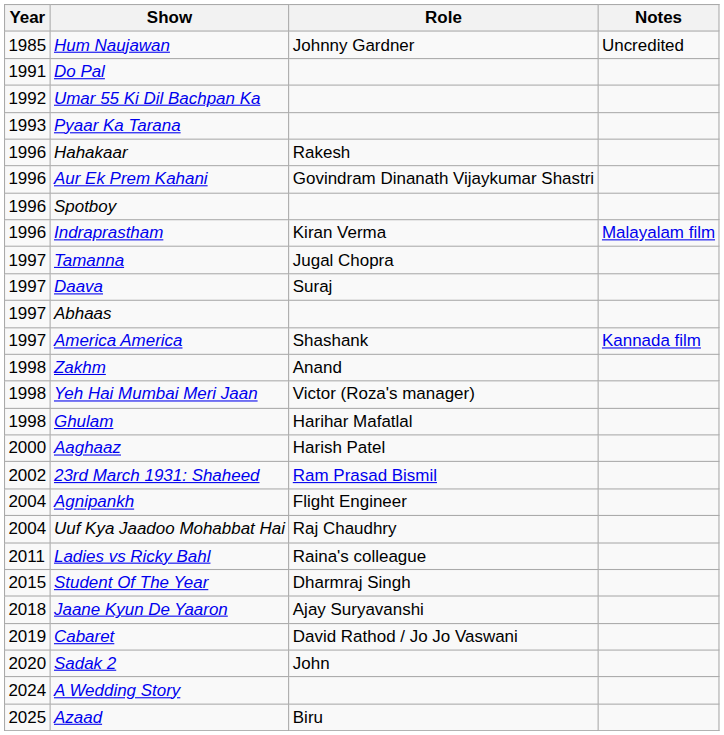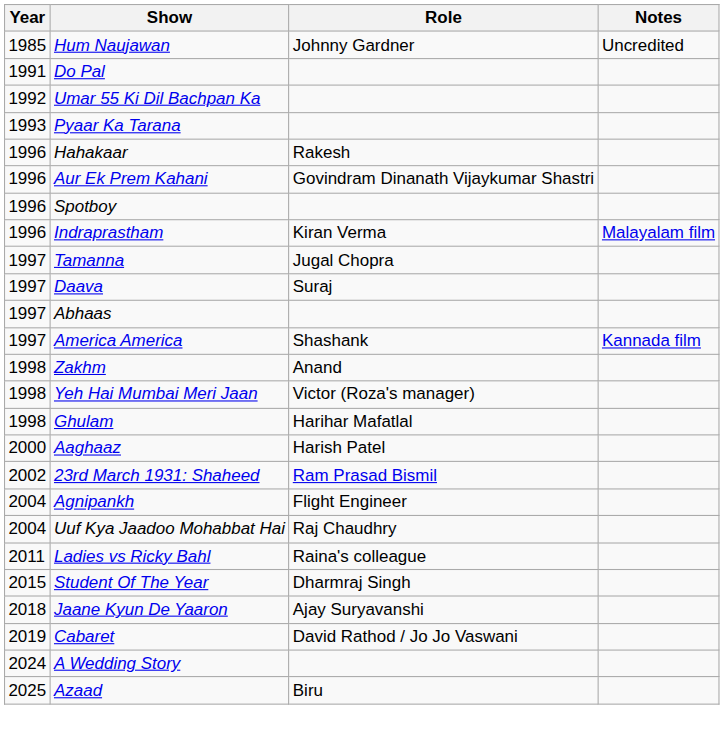- row: (85, 663)
